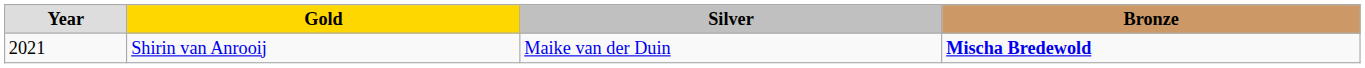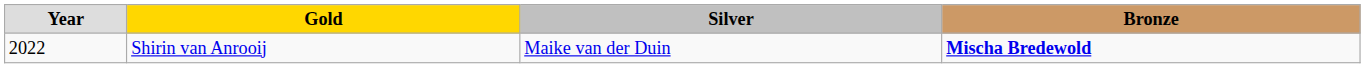(27, 47) 2021 -> (27, 47) 2022
